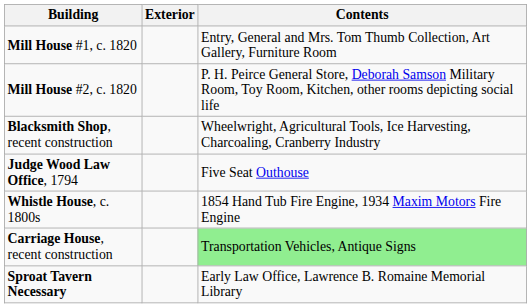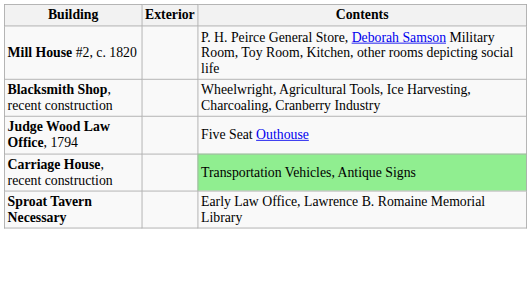- row: (72, 44)
- row: (58, 209)
